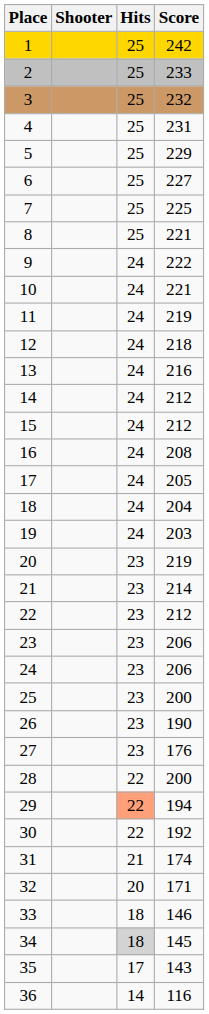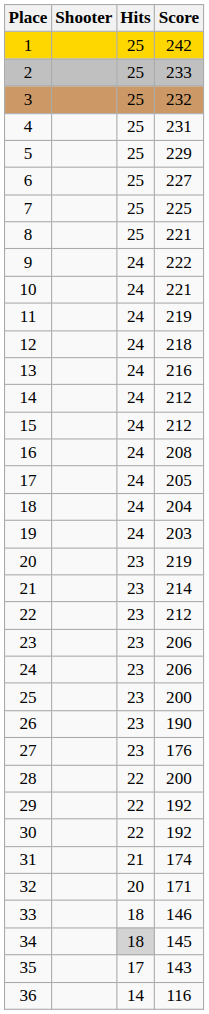(136, 805) lightsalmon background -> (136, 805) no background
(179, 805) 194 -> (179, 805) 192
